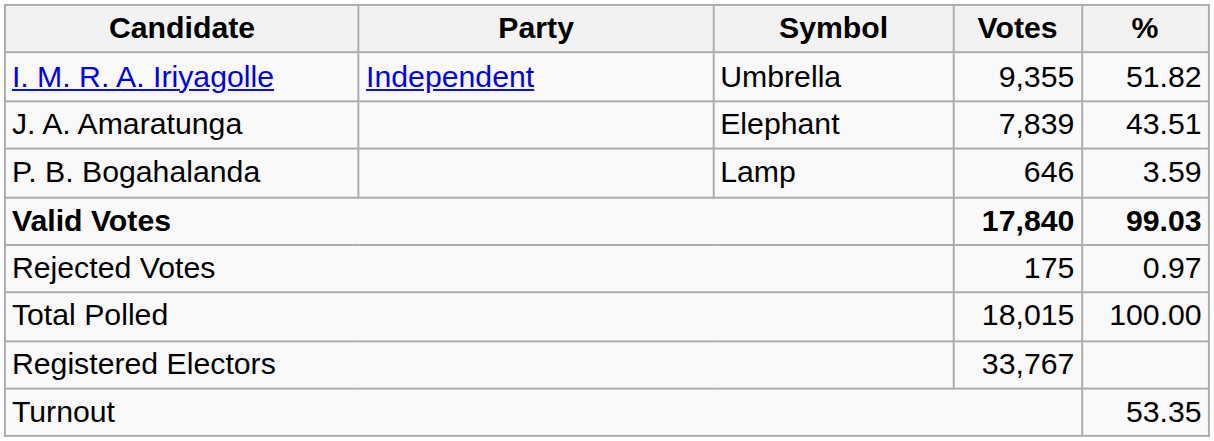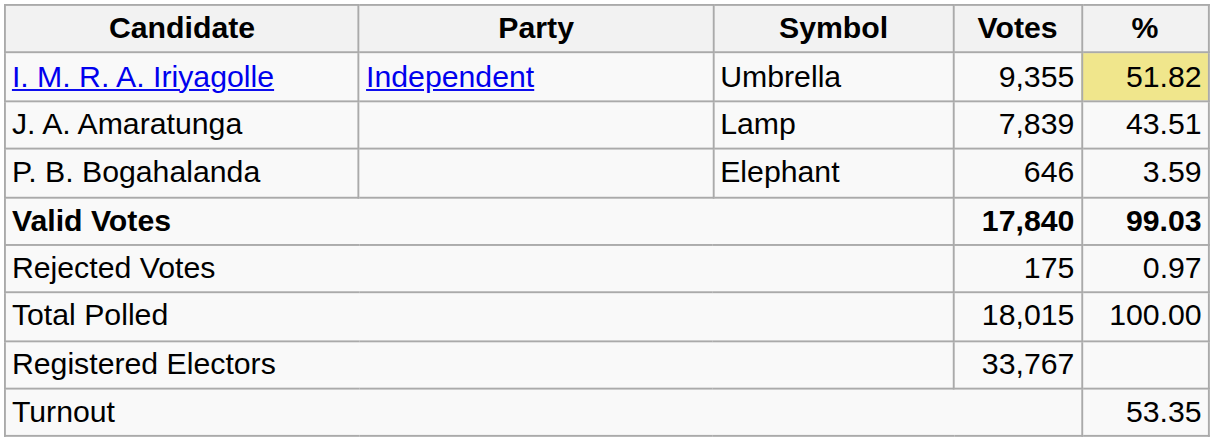(1164, 76) no background -> (1164, 76) khaki background
(780, 124) Elephant -> (758, 124) Lamp
(758, 172) Lamp -> (780, 172) Elephant
